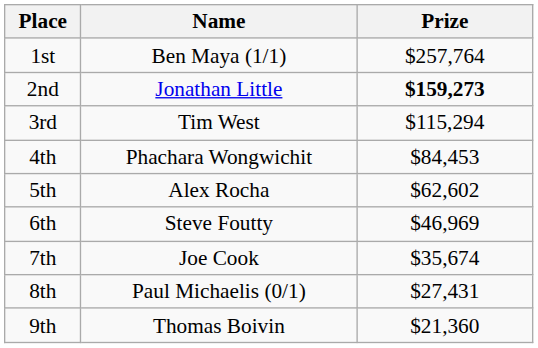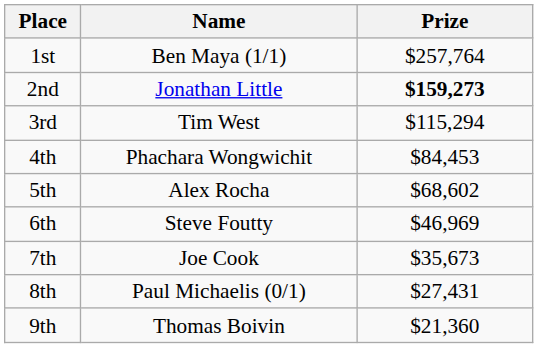(445, 190) $62,602 -> (445, 190) $68,602
(445, 257) $35,674 -> (445, 257) $35,673
